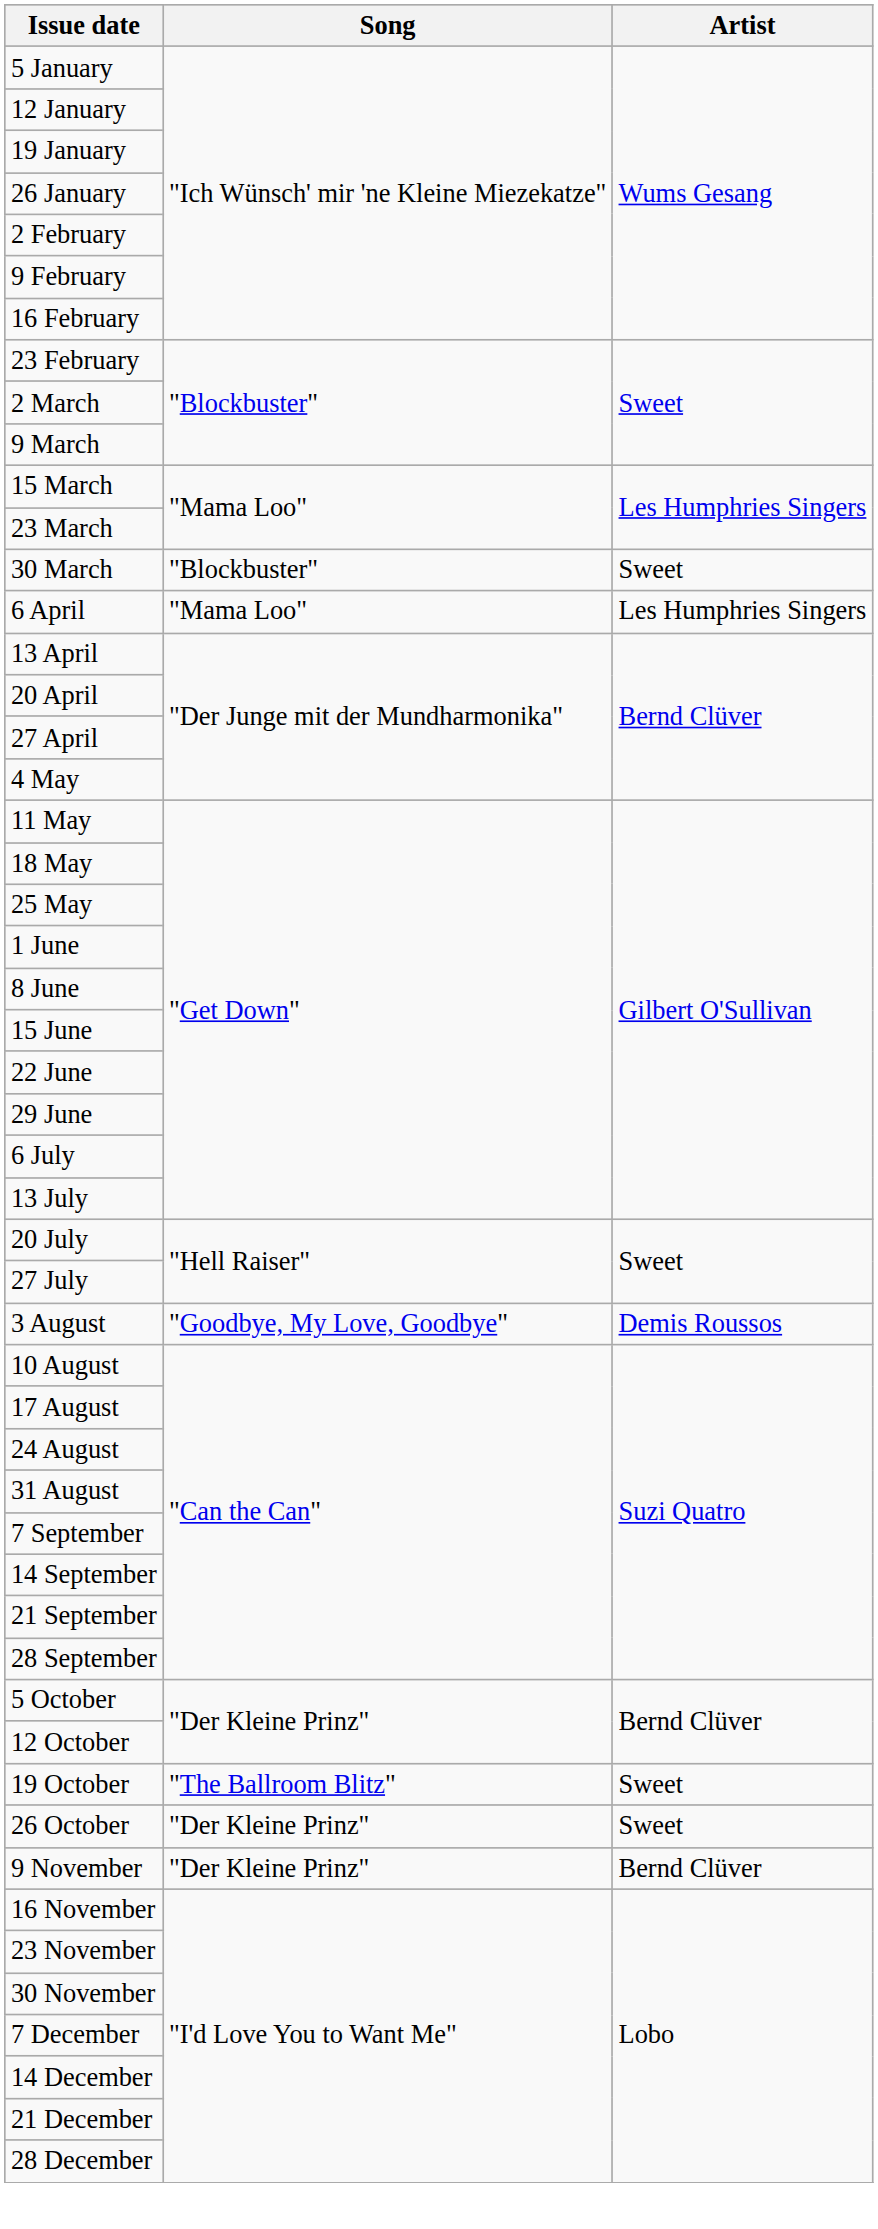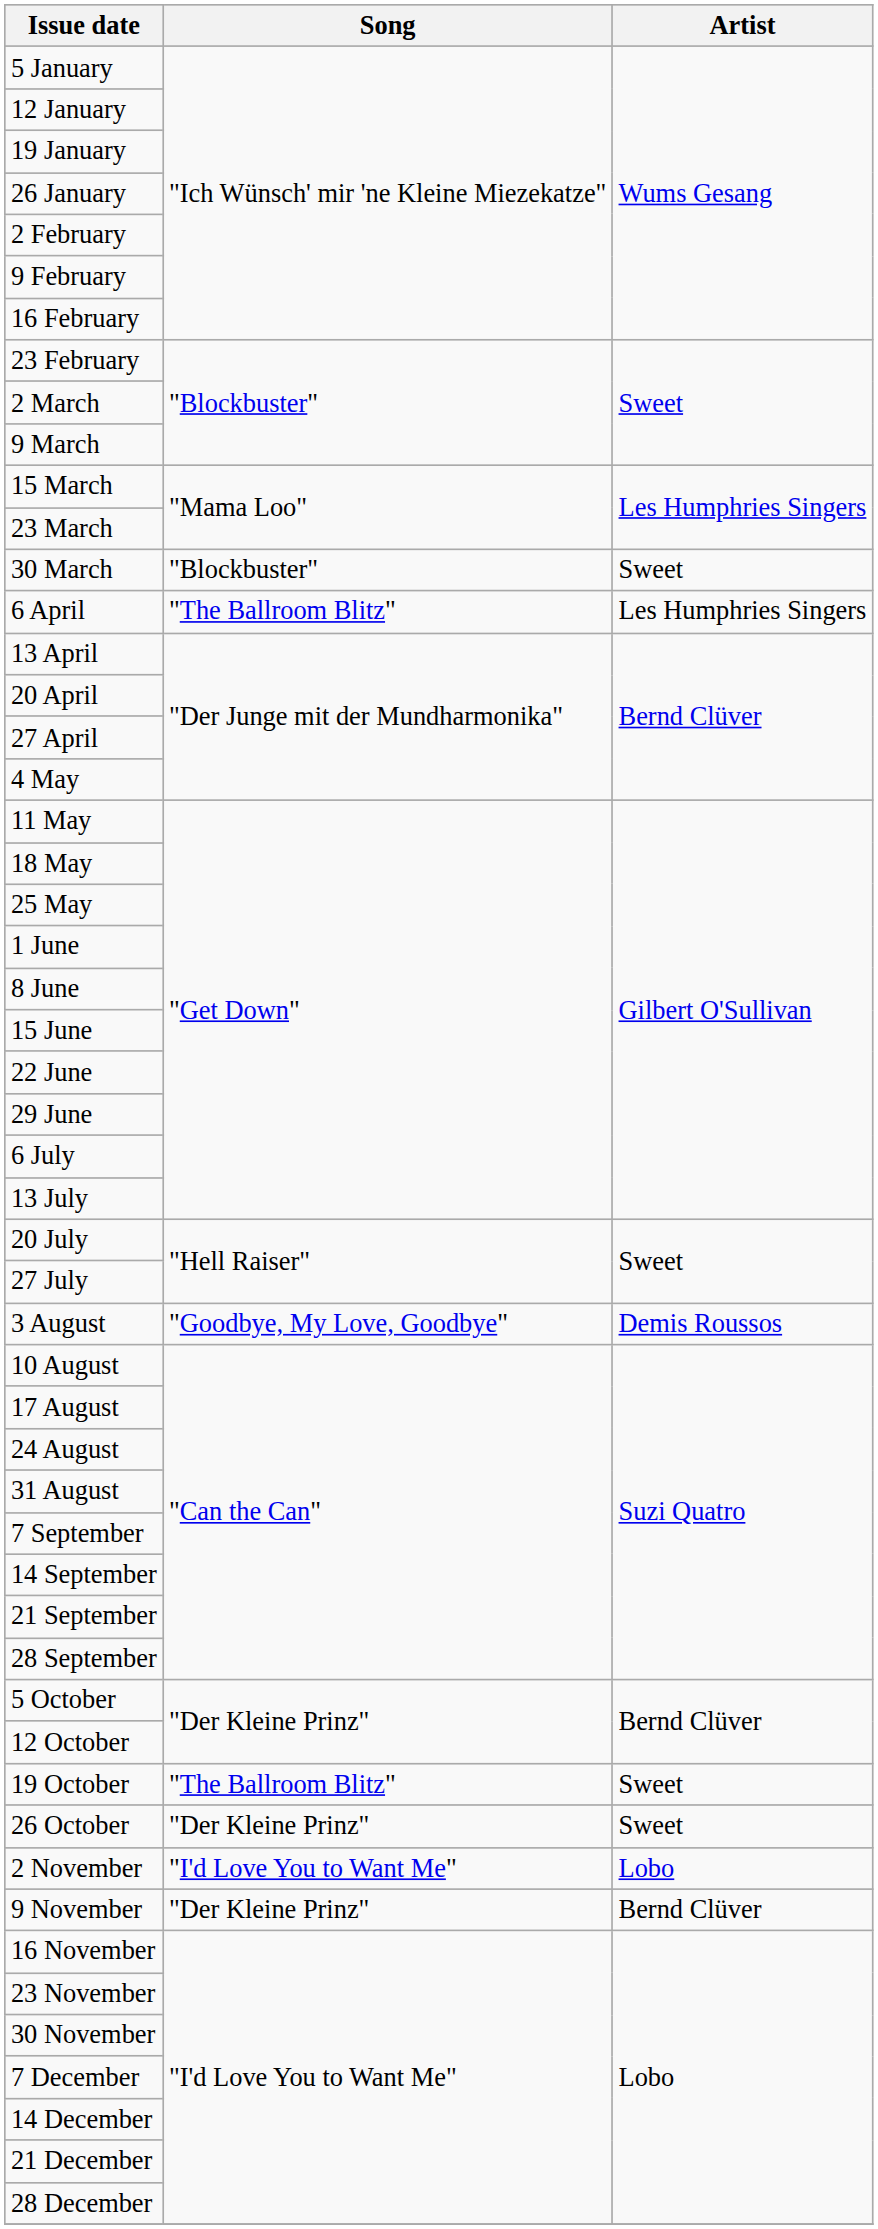(238, 611) "Mama Loo" -> (282, 611) "The Ballroom Blitz"
+ row: (77, 1867)
